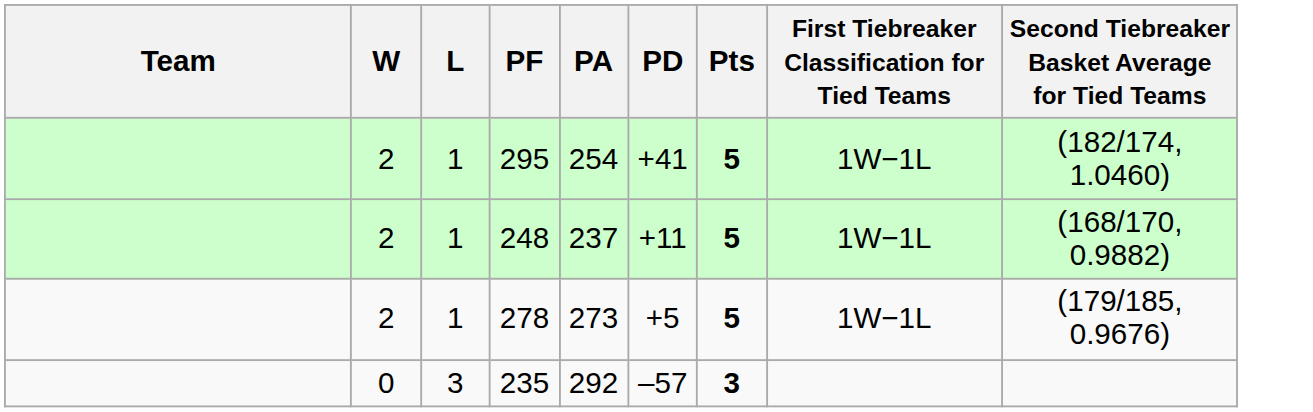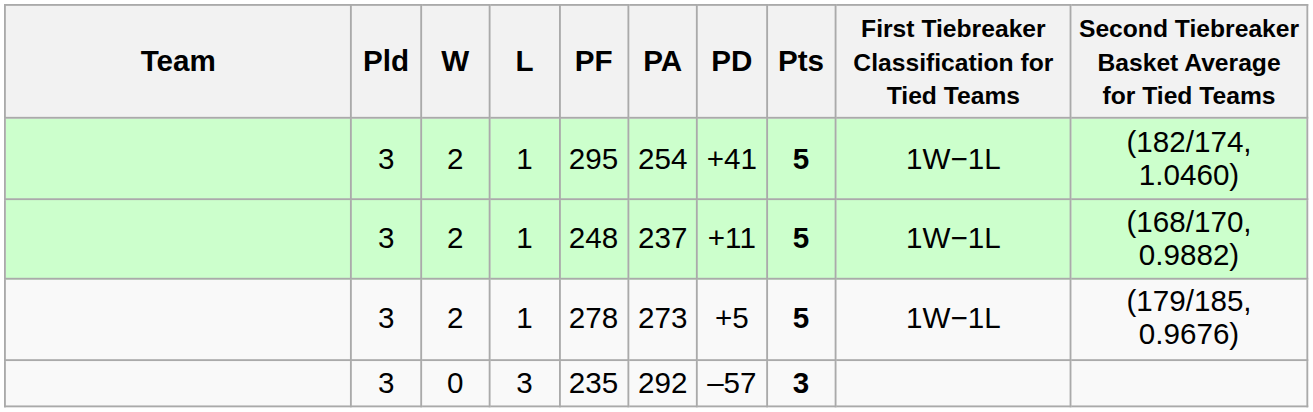+ column: (386, 61)
